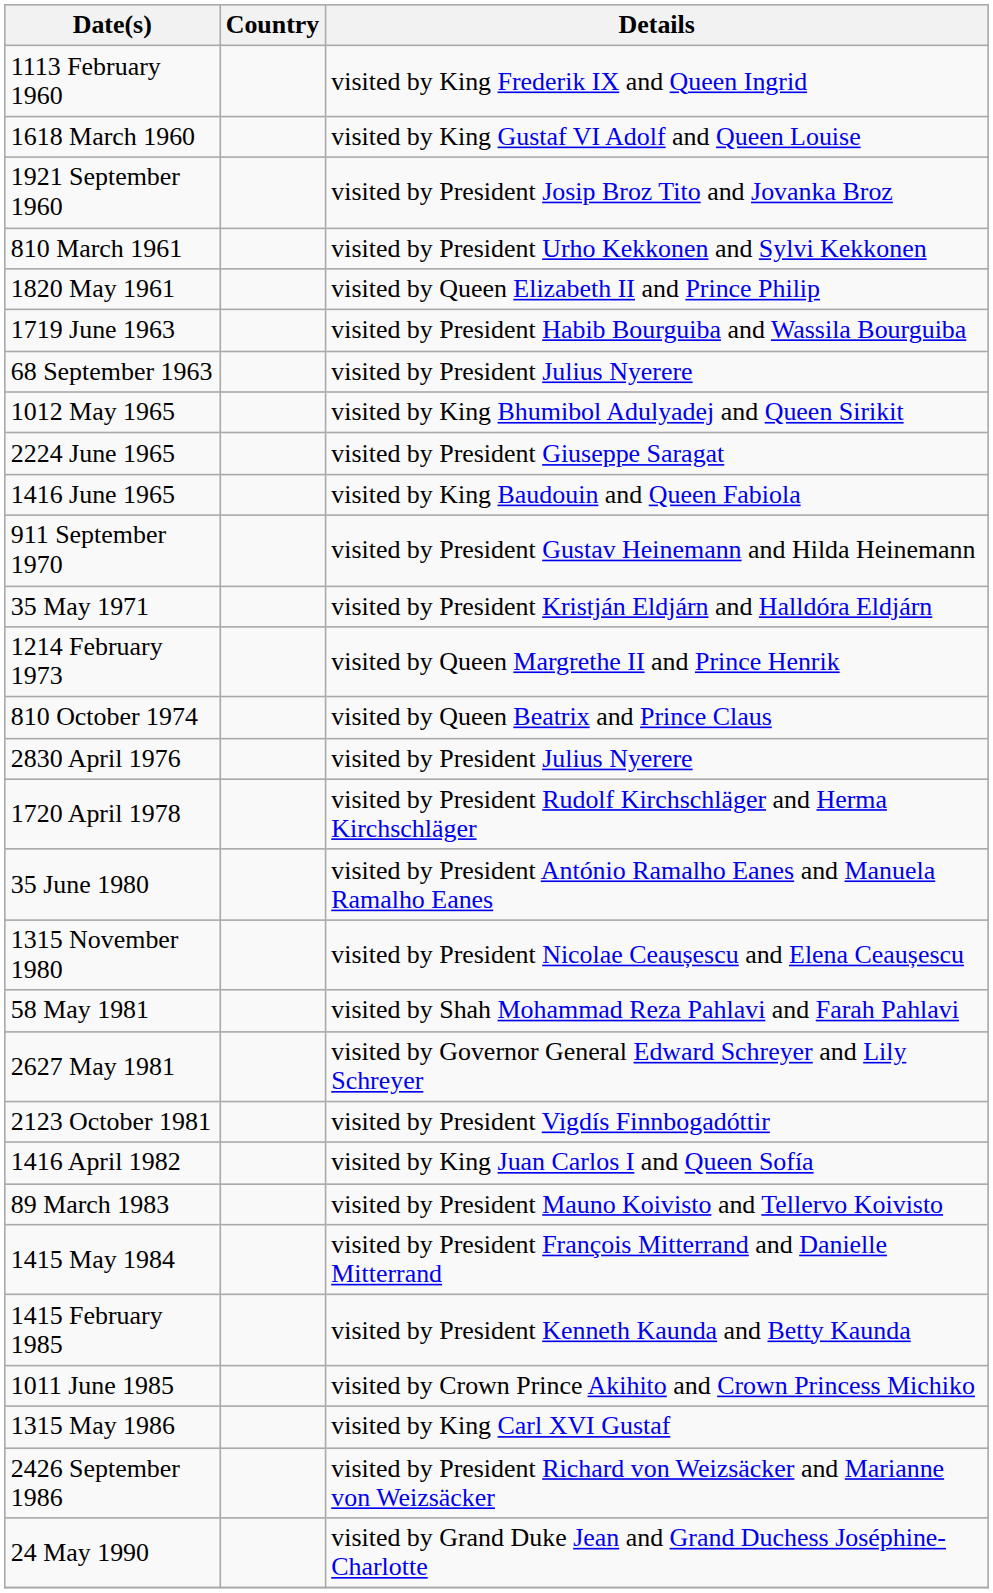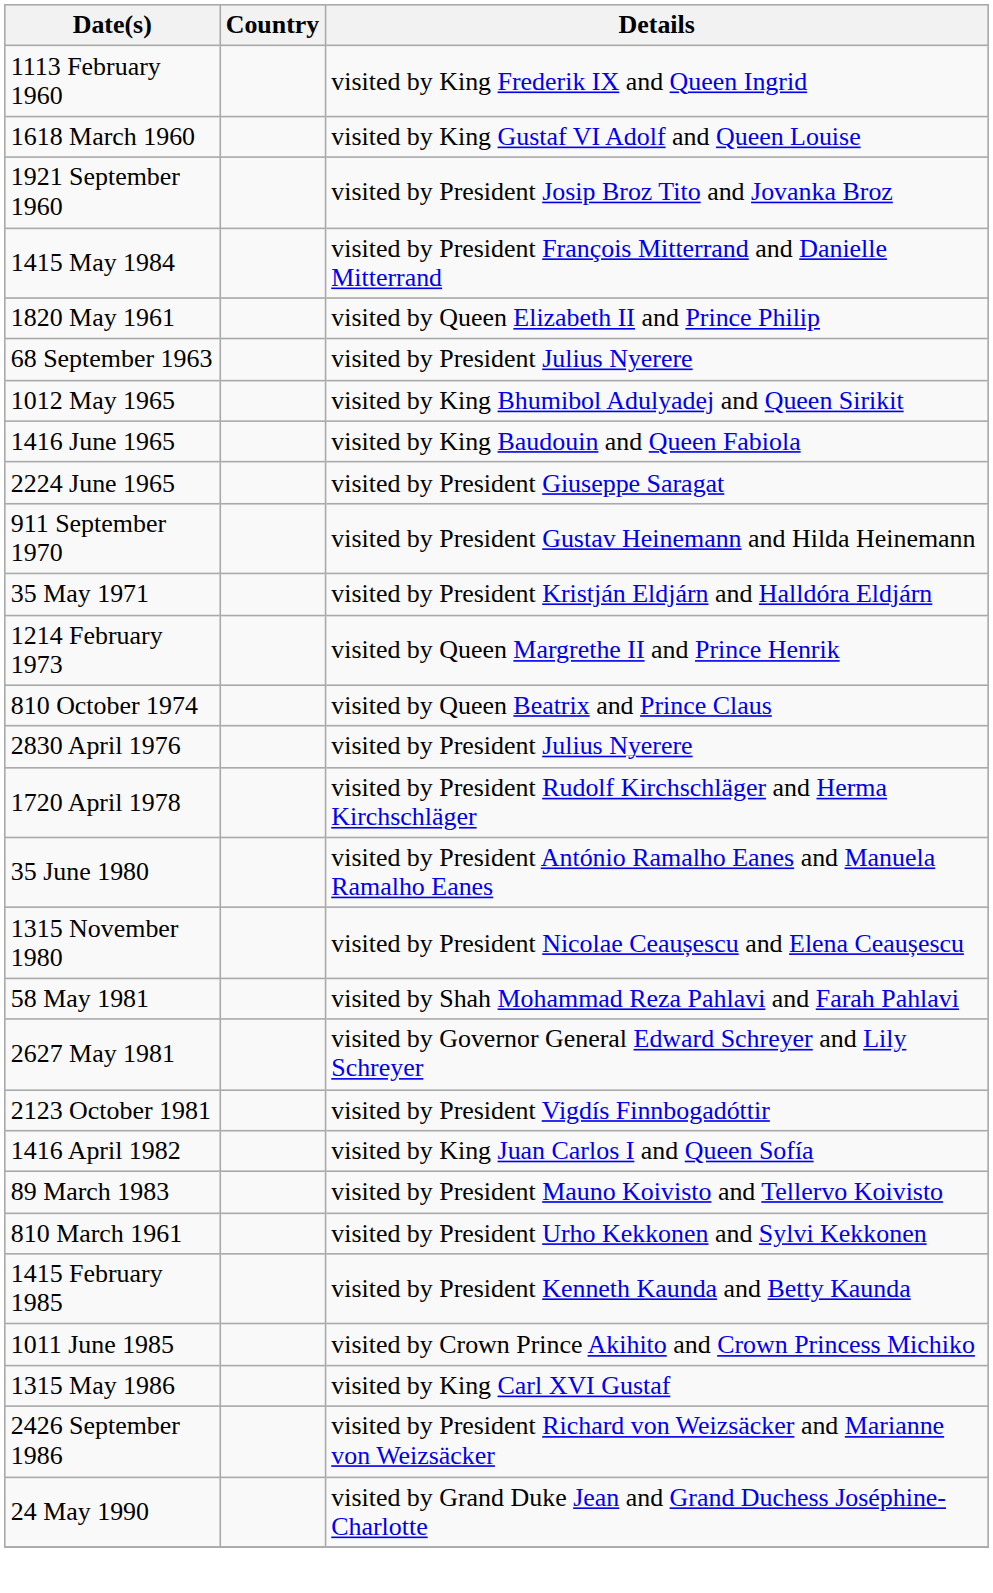rows swapped: (96, 247) <-> (93, 1259)
- row: (93, 330)
rows swapped: (93, 494) <-> (93, 453)
